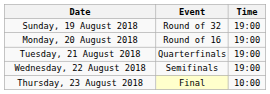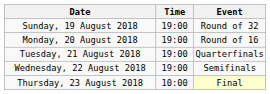columns swapped: (247, 11) <-> (192, 11)
